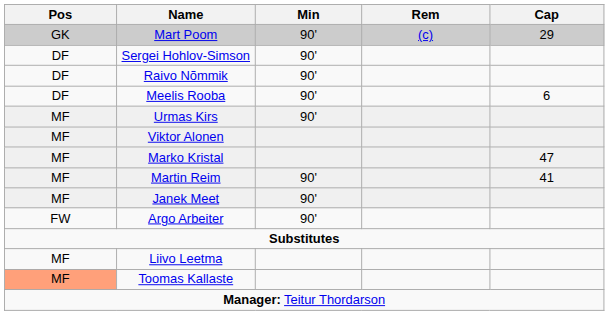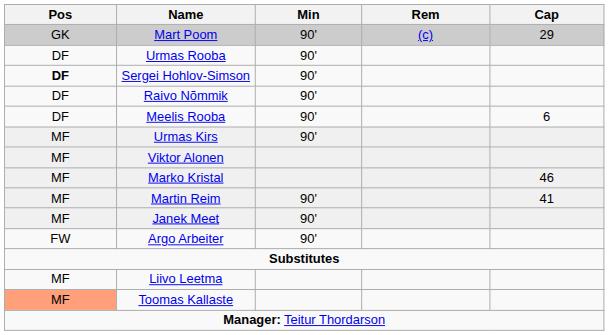+ row: (186, 55)
(60, 55) normal -> (60, 75) bold
(547, 157) 47 -> (547, 177) 46
